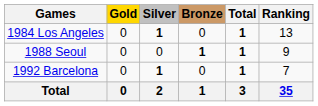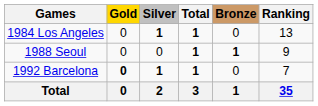columns swapped: (202, 14) <-> (242, 14)
(123, 71) normal -> (123, 71) bold
